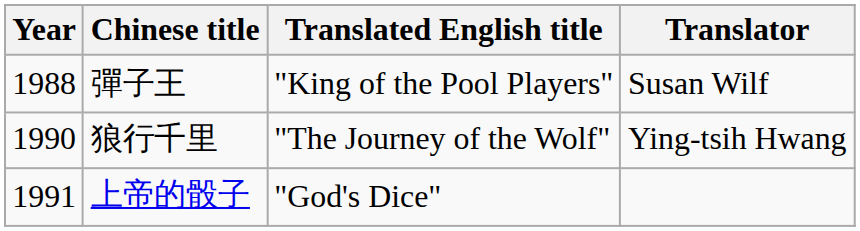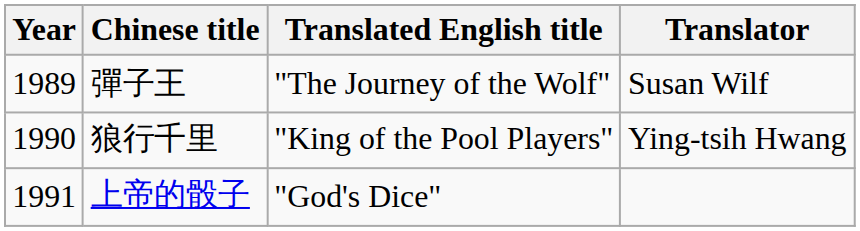(44, 83) 1988 -> (44, 83) 1989
(444, 83) "King of the Pool Players" -> (442, 83) "The Journey of the Wolf"
(442, 139) "The Journey of the Wolf" -> (444, 139) "King of the Pool Players"
